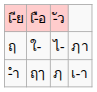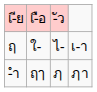(80, 46) ฦา -> (80, 46) เ-า
(80, 73) เ-า -> (80, 73) ฦา
